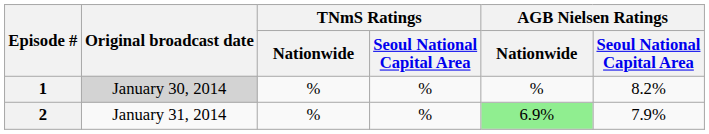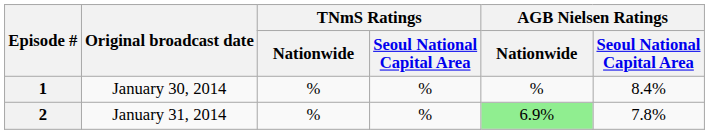(169, 89) lightgrey background -> (169, 89) no background
(648, 89) 8.2% -> (648, 89) 8.4%
(648, 115) 7.9% -> (648, 115) 7.8%
